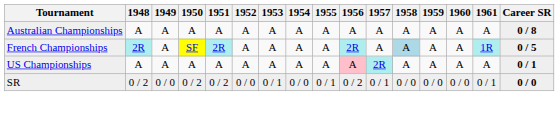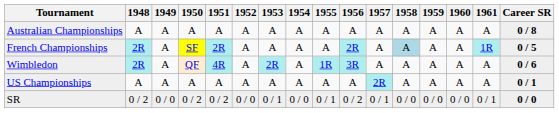+ row: (32, 64)
(353, 64) pink background -> (353, 82) no background
